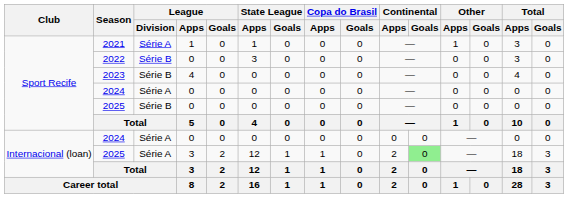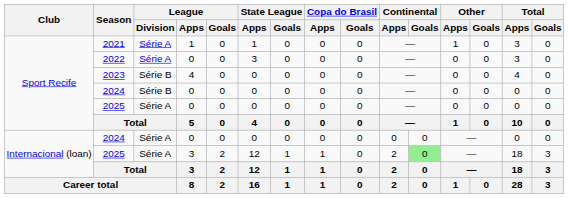(155, 59) Série B -> (155, 59) Série A
(155, 91) Série A -> (155, 91) Série B
(155, 106) Série B -> (155, 106) Série A
